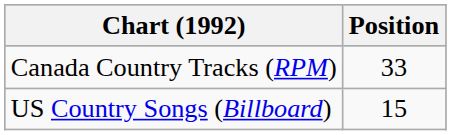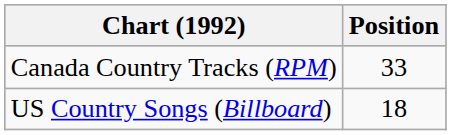(394, 108) 15 -> (394, 108) 18
